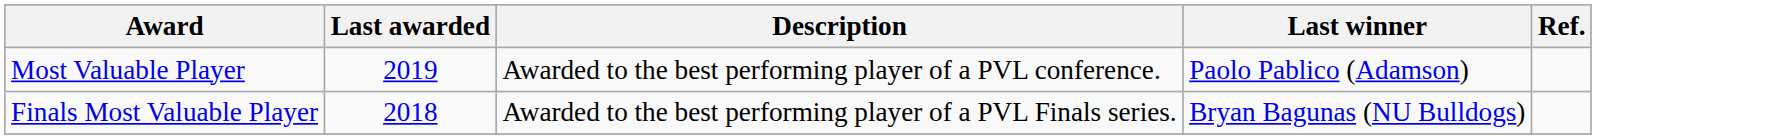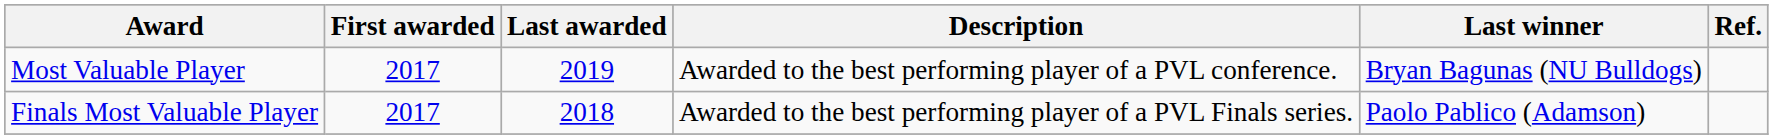+ column: (413, 26)
(1329, 69) Paolo Pablico (Adamson) -> (1534, 69) Bryan Bagunas (NU Bulldogs)
(1357, 112) Bryan Bagunas (NU Bulldogs) -> (1505, 112) Paolo Pablico (Adamson)
